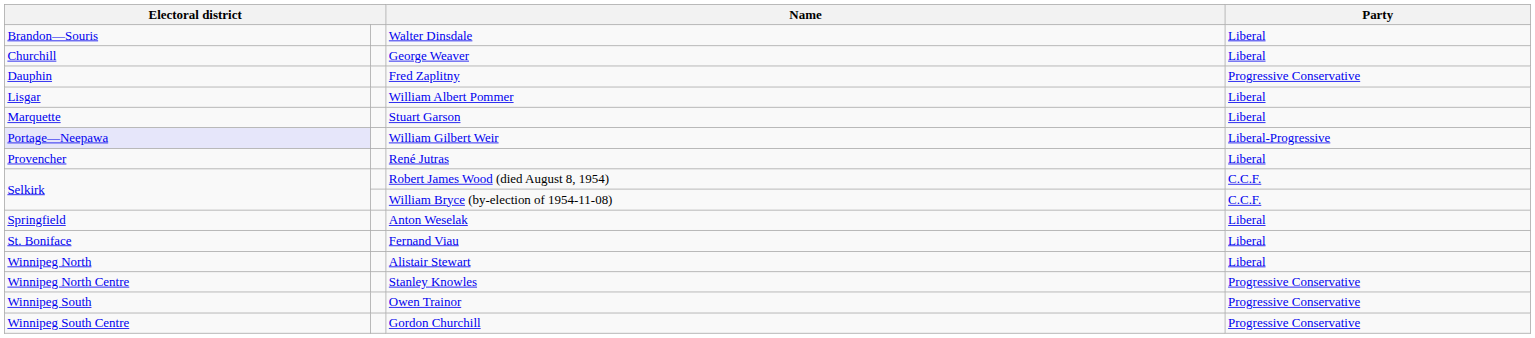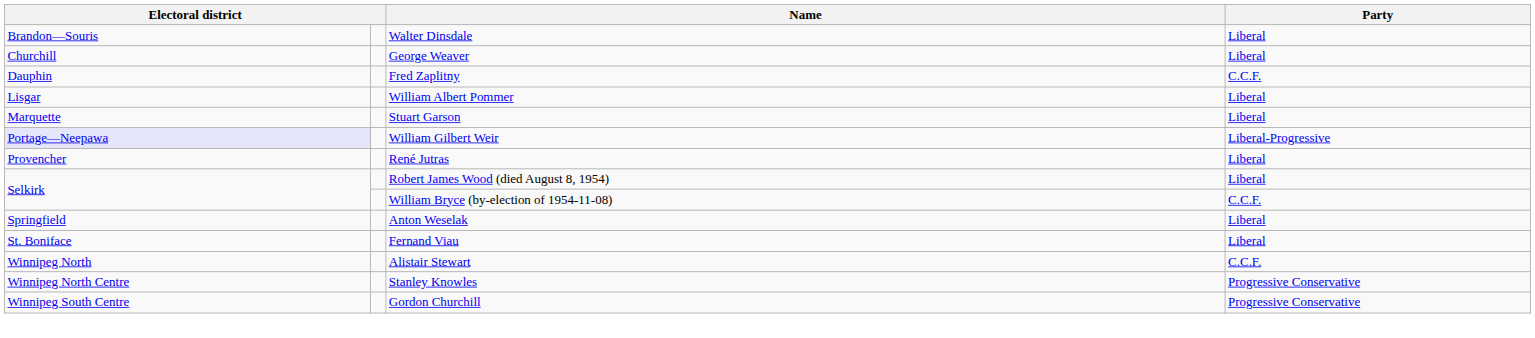(1294, 76) Progressive Conservative -> (1245, 76) C.C.F.
(1245, 179) C.C.F. -> (1247, 179) Liberal
(1247, 261) Liberal -> (1245, 261) C.C.F.
- row: (425, 302)
